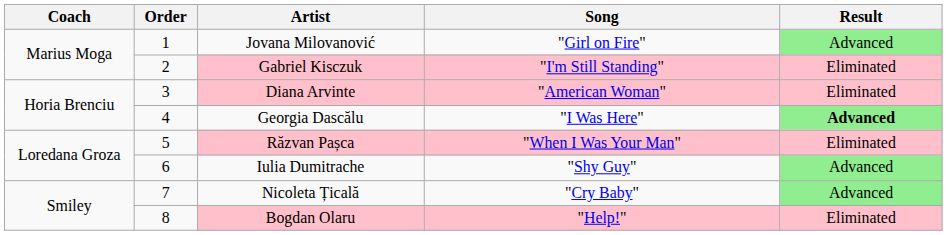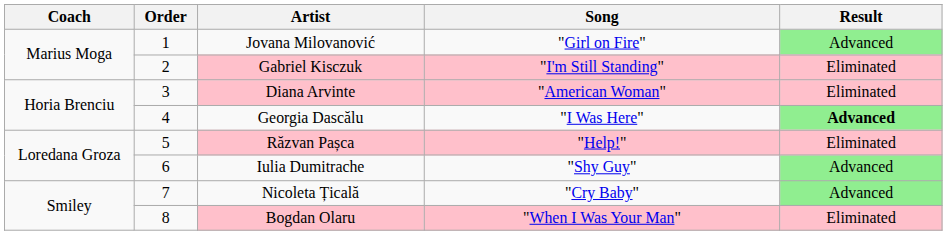(602, 142) "When I Was Your Man" -> (602, 142) "Help!"
(602, 218) "Help!" -> (602, 218) "When I Was Your Man"
